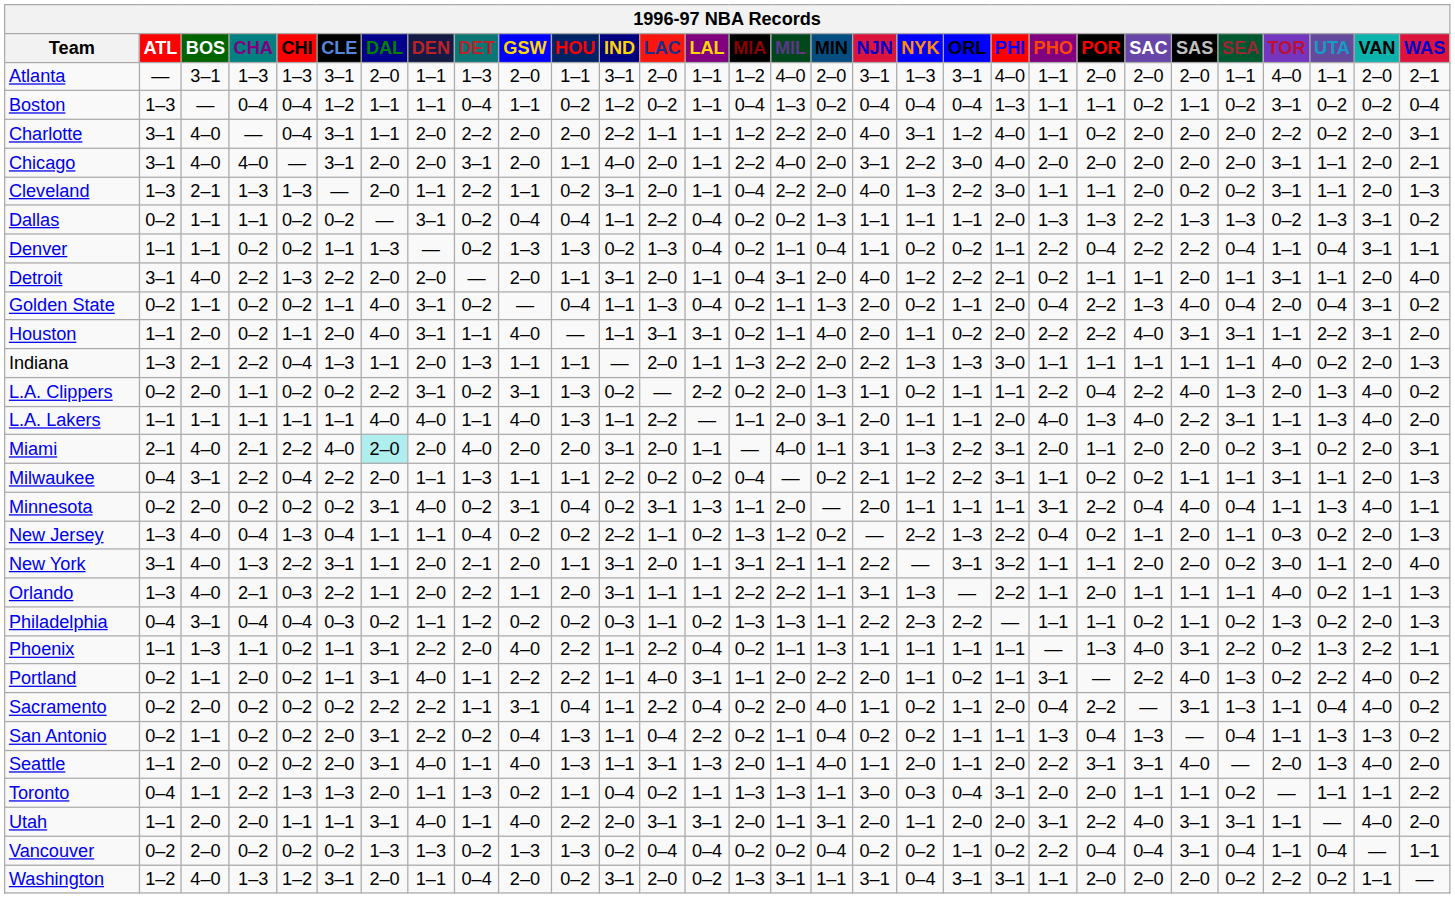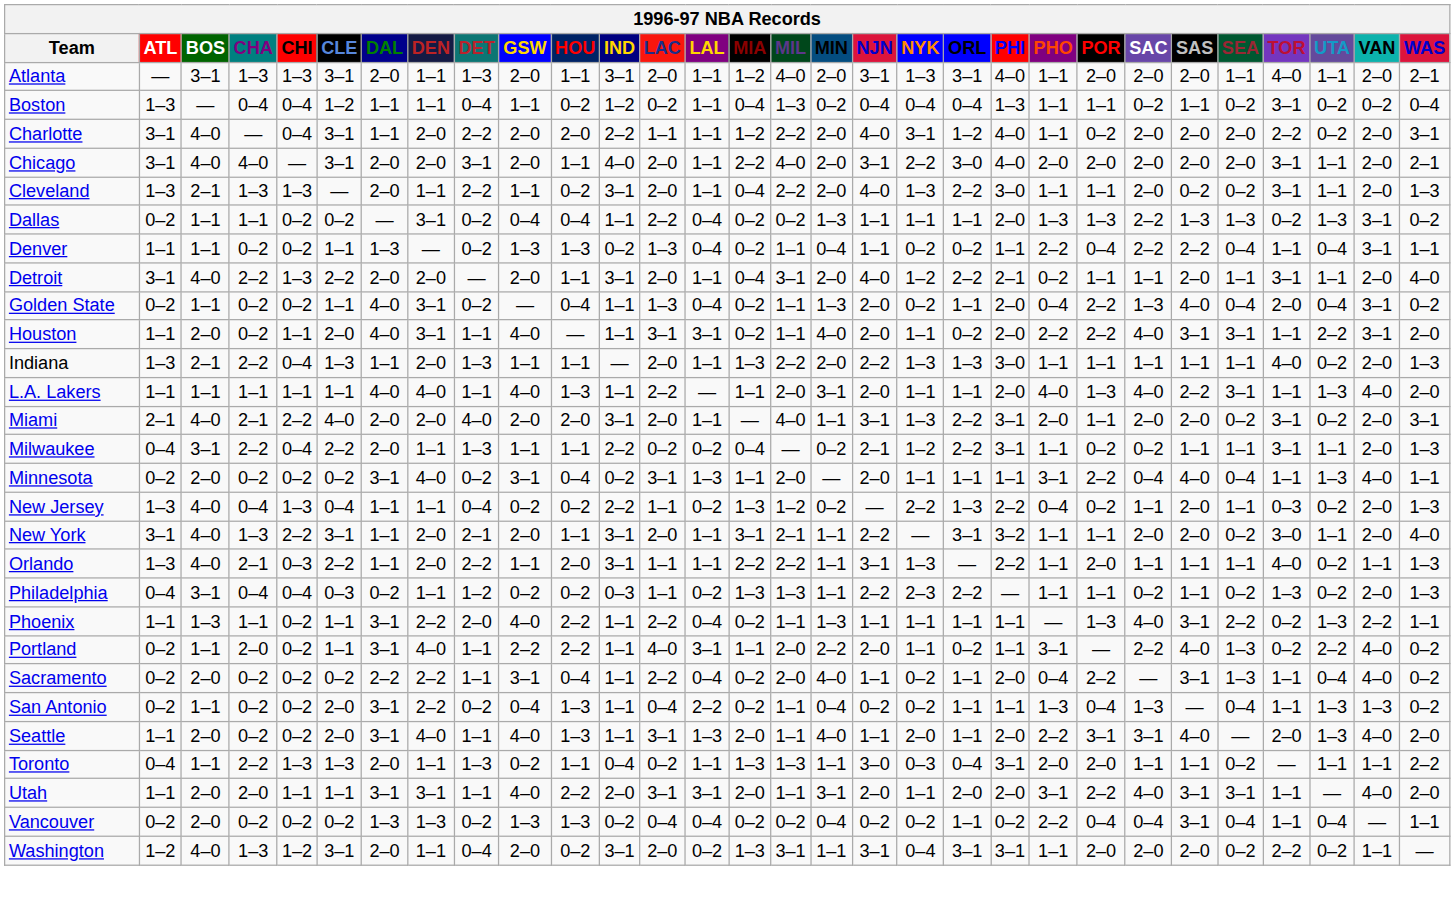- row: (61, 392)
(385, 449) paleturquoise background -> (385, 421) no background
(431, 822) 4–0 -> (431, 793) 3–1
